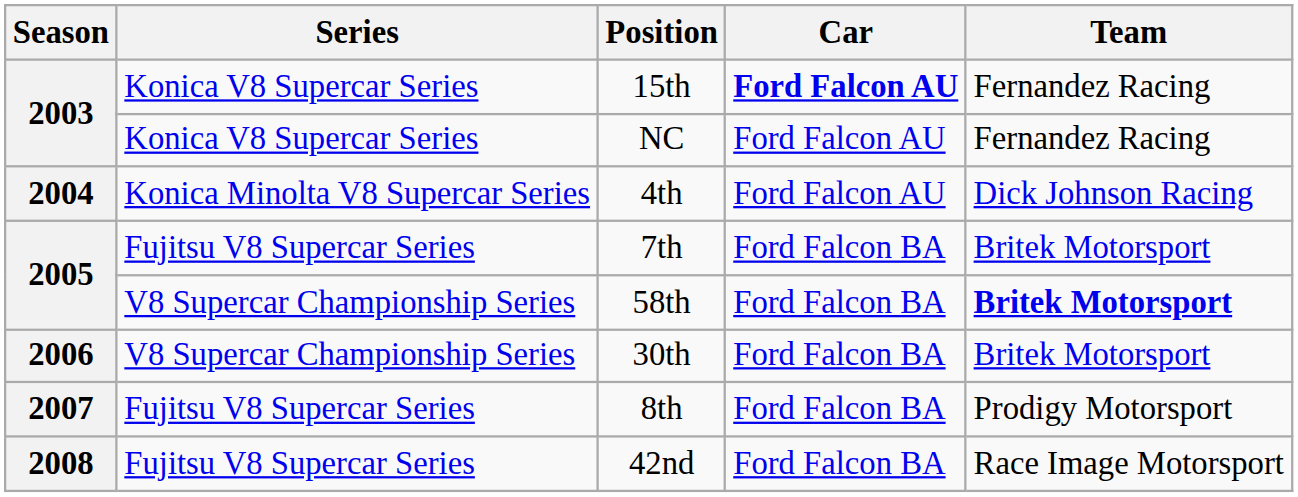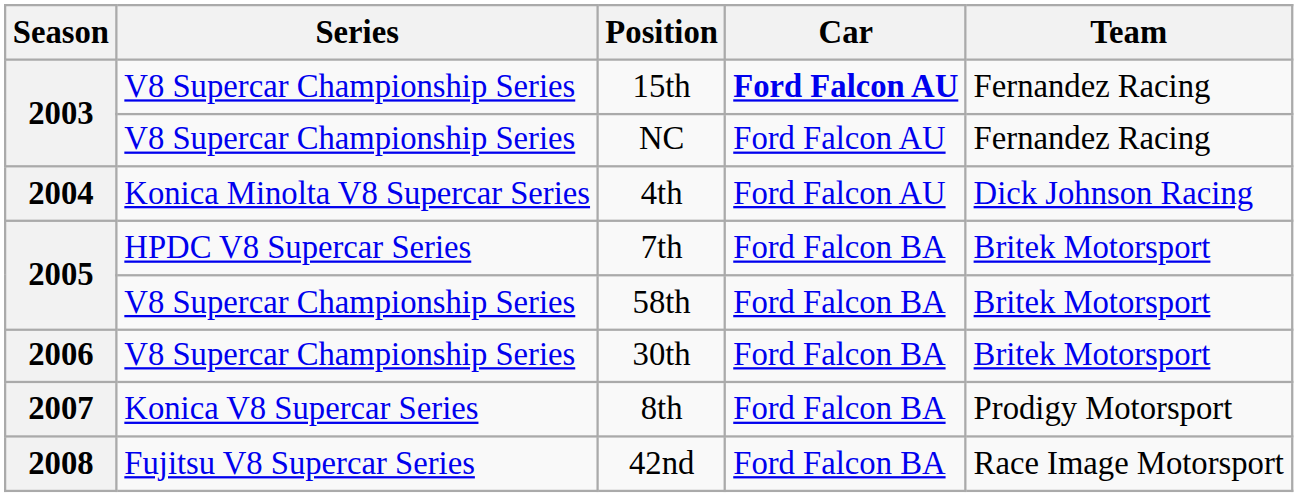(301, 85) Konica V8 Supercar Series -> (350, 85) V8 Supercar Championship Series
(301, 139) Konica V8 Supercar Series -> (350, 139) V8 Supercar Championship Series
(300, 247) Fujitsu V8 Supercar Series -> (298, 247) HPDC V8 Supercar Series
(1103, 301) bold -> (1092, 301) normal
(300, 409) Fujitsu V8 Supercar Series -> (301, 409) Konica V8 Supercar Series
